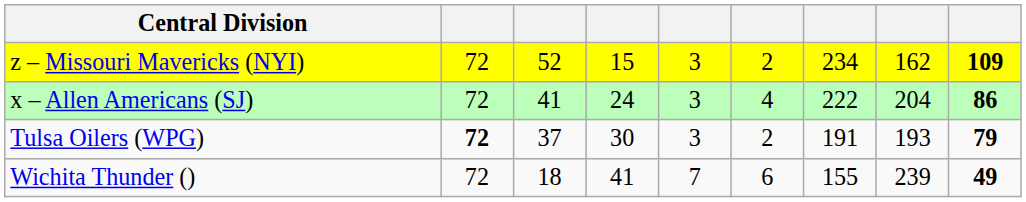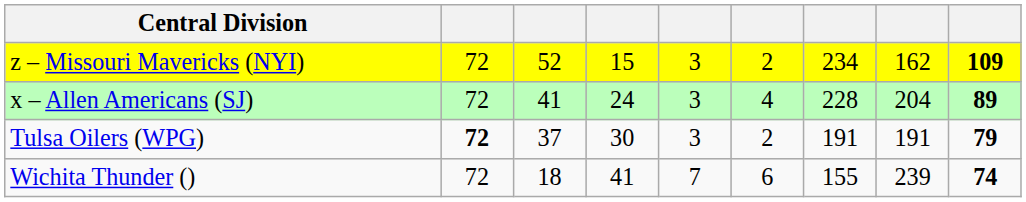(840, 100) 222 -> (840, 100) 228
(985, 100) 86 -> (985, 100) 89
(913, 138) 193 -> (913, 138) 191
(985, 176) 49 -> (985, 176) 74
